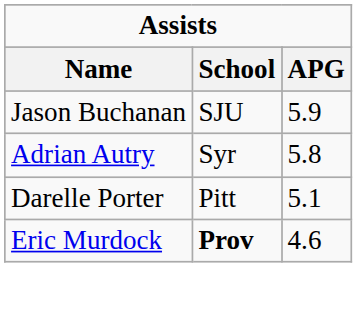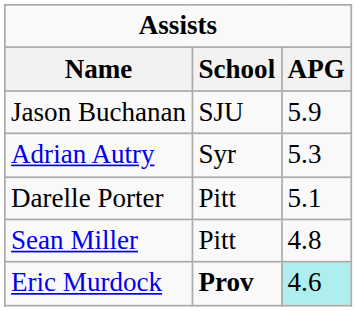(305, 154) 5.8 -> (305, 154) 5.3
+ row: (75, 240)
(305, 240) no background -> (305, 283) paleturquoise background
